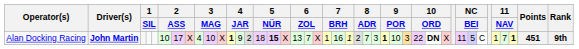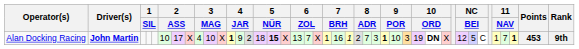(418, 38) 22 -> (418, 38) 19
(462, 38) 11 -> (462, 38) 12
(533, 38) 451 -> (534, 38) 453
